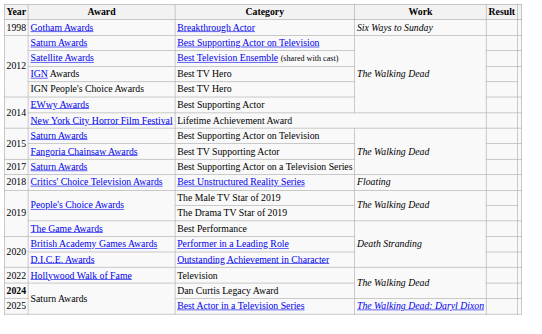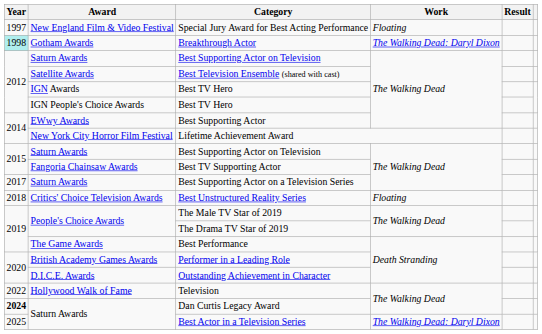+ row: (102, 27)
(16, 27) no background -> (16, 43) paleturquoise background
(395, 27) Six Ways to Sunday -> (436, 43) The Walking Dead: Daryl Dixon
